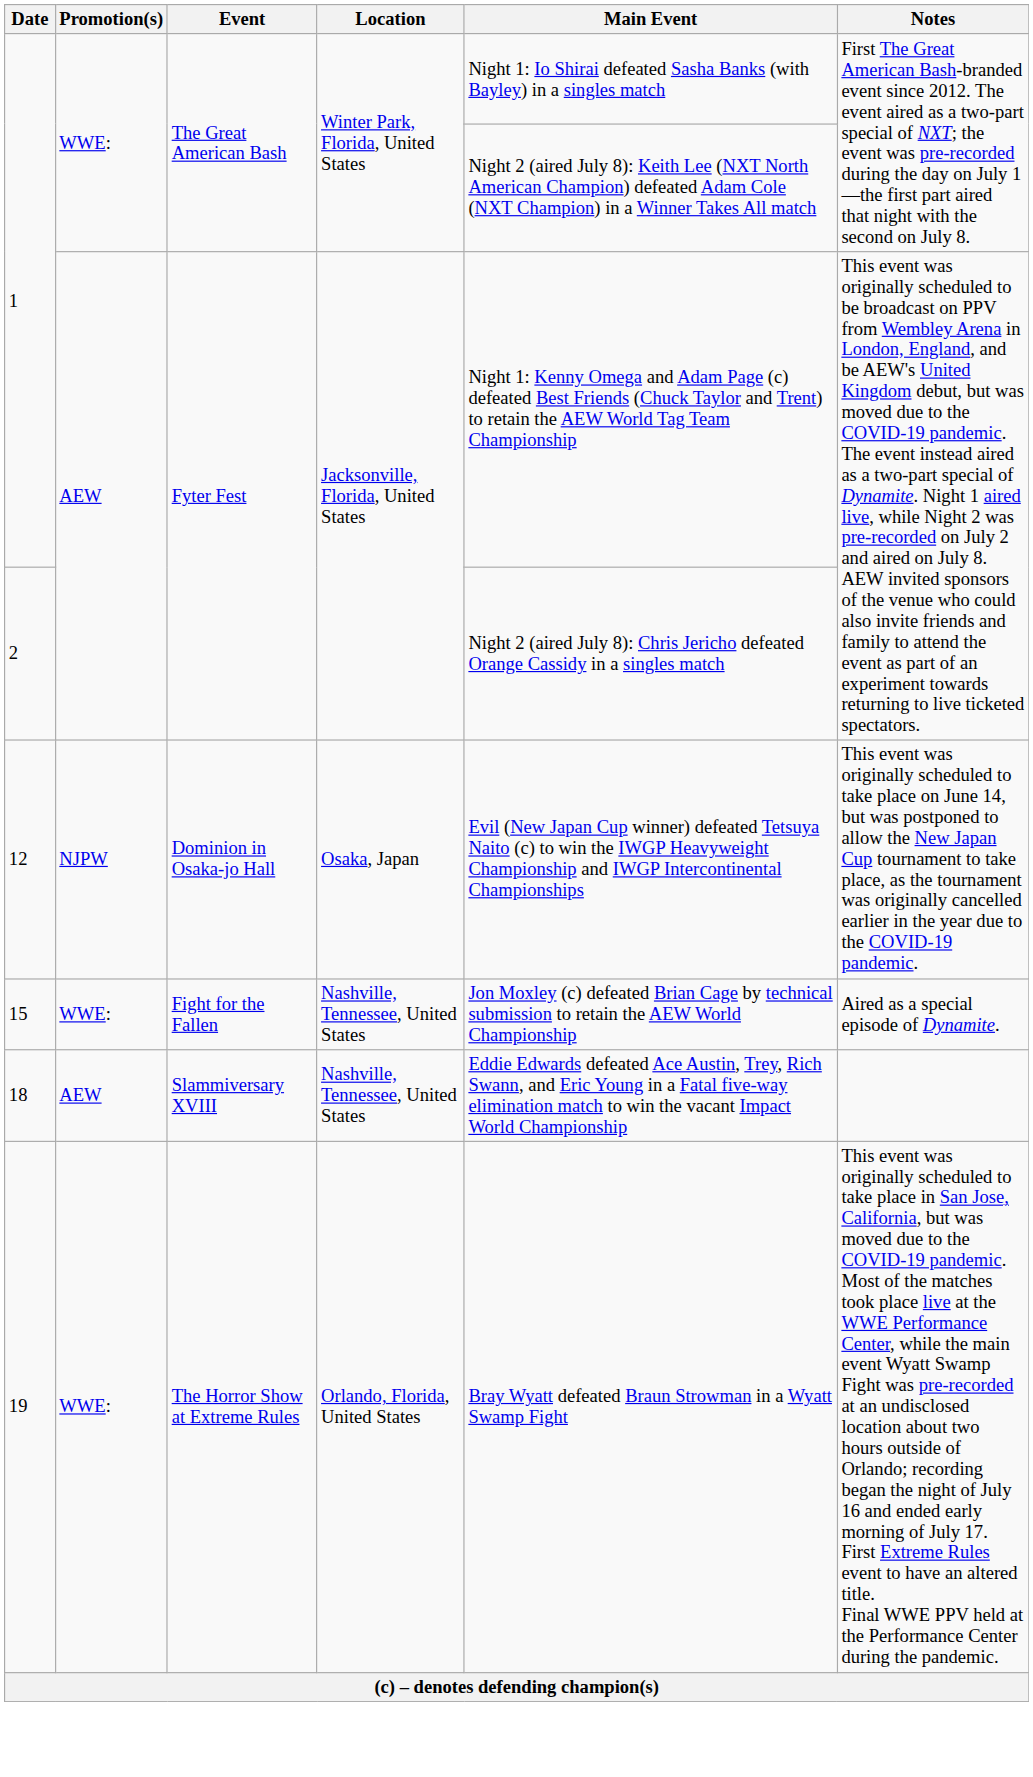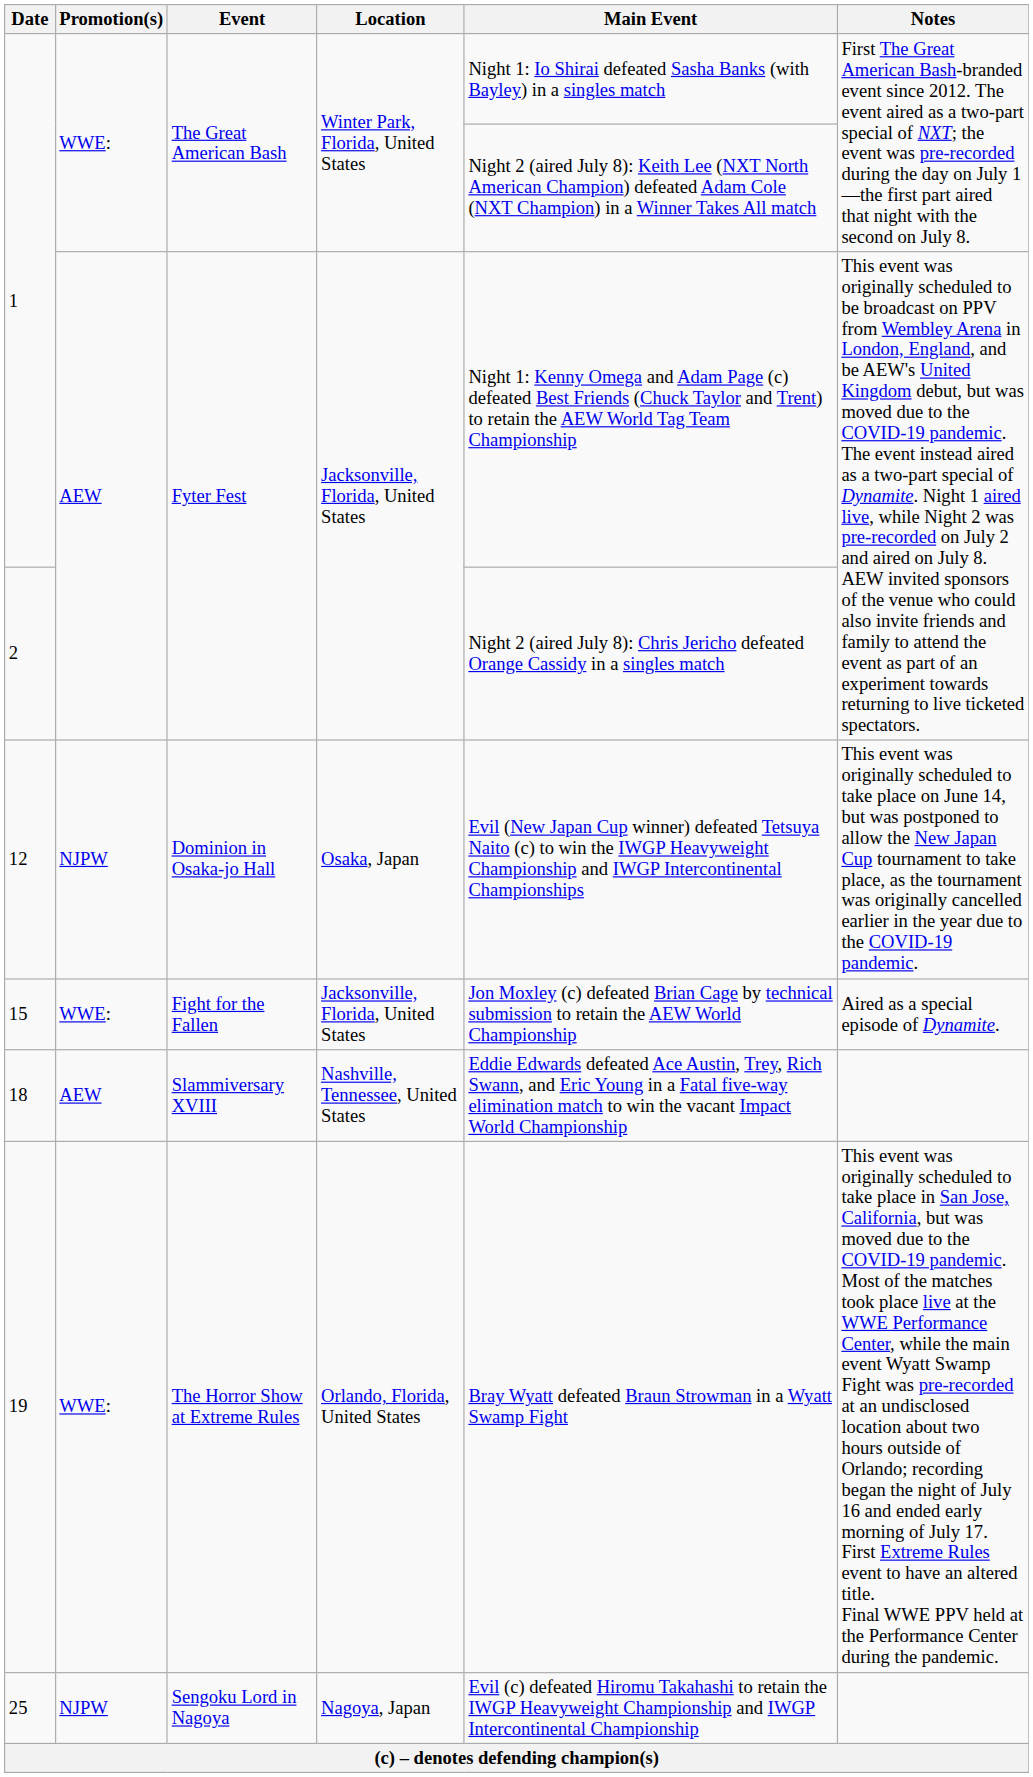(389, 1013) Nashville, Tennessee, United States -> (378, 1013) Jacksonville, Florida, United States
+ row: (18, 1707)
